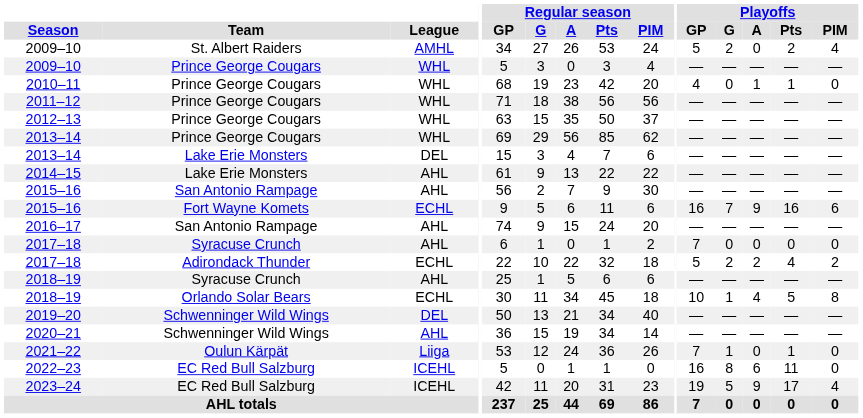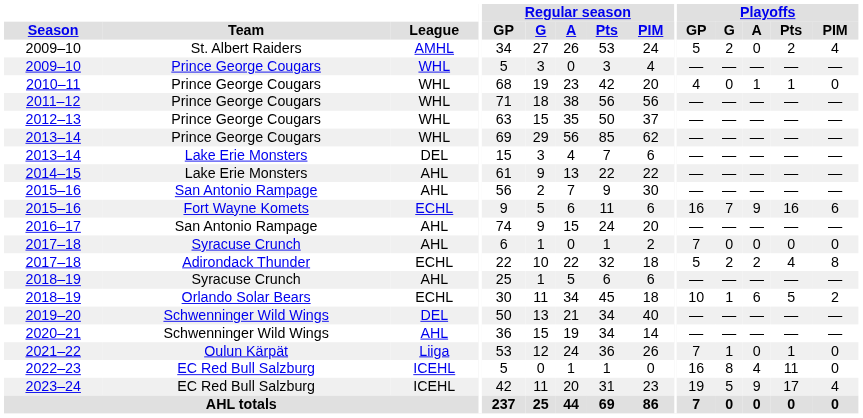(835, 262) 2 -> (835, 262) 8
(757, 297) 4 -> (757, 297) 6
(835, 297) 8 -> (835, 297) 2
(757, 368) 6 -> (757, 368) 4
